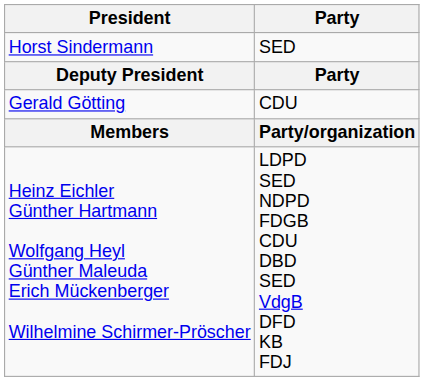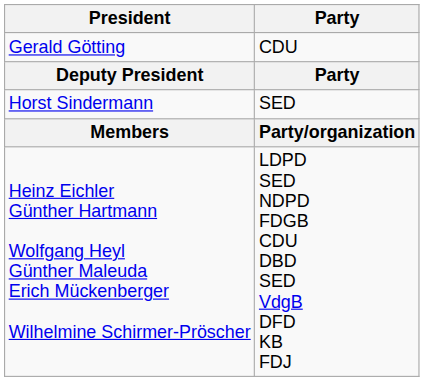rows swapped: (81, 47) <-> (67, 103)
